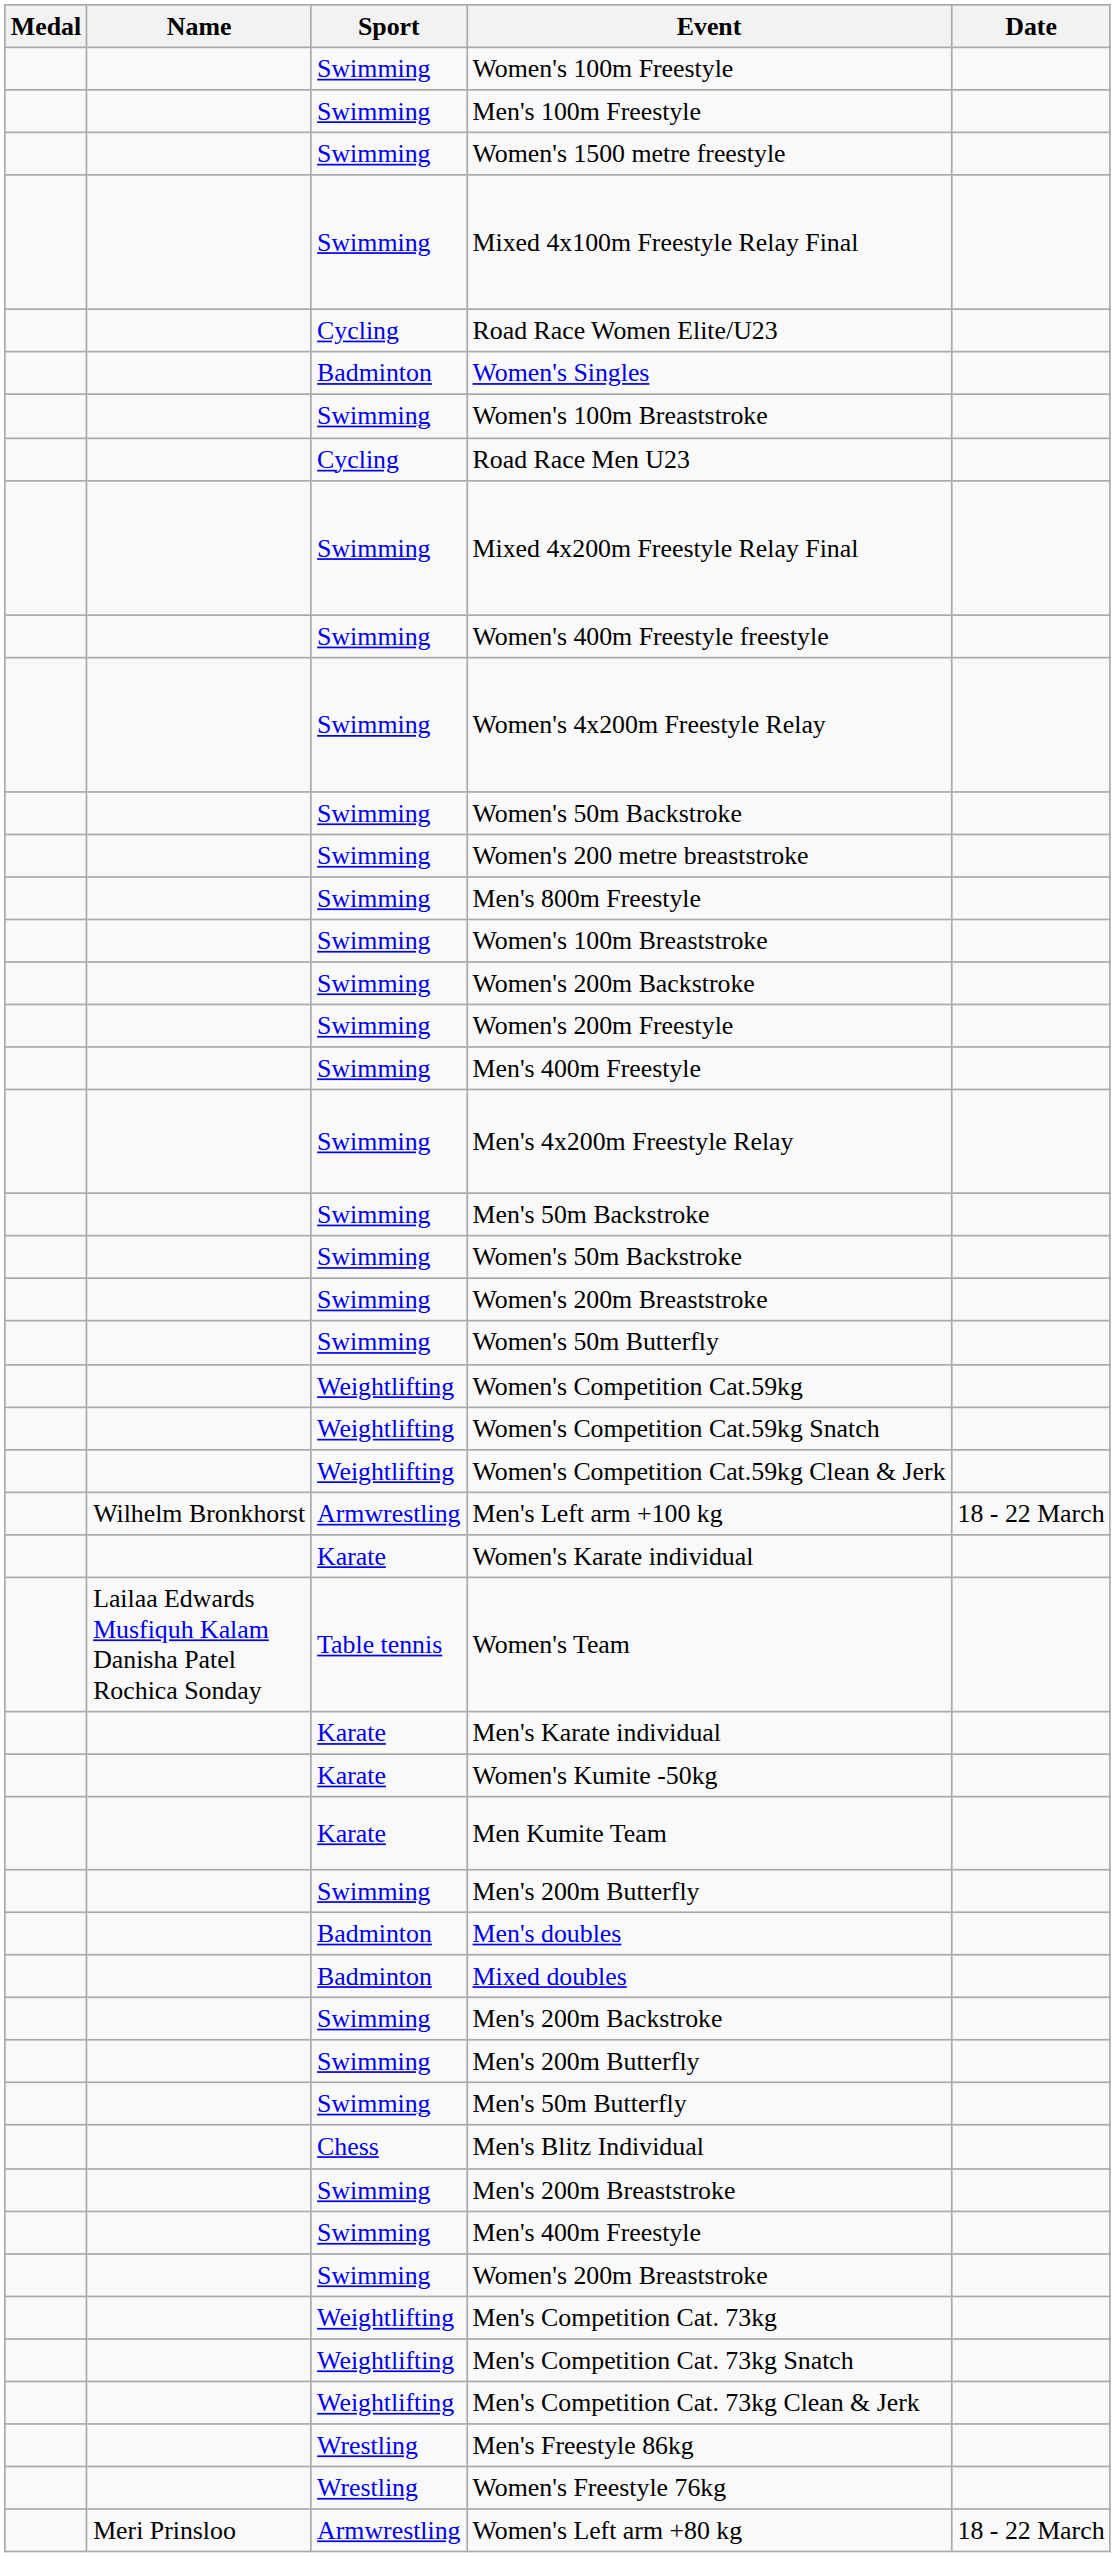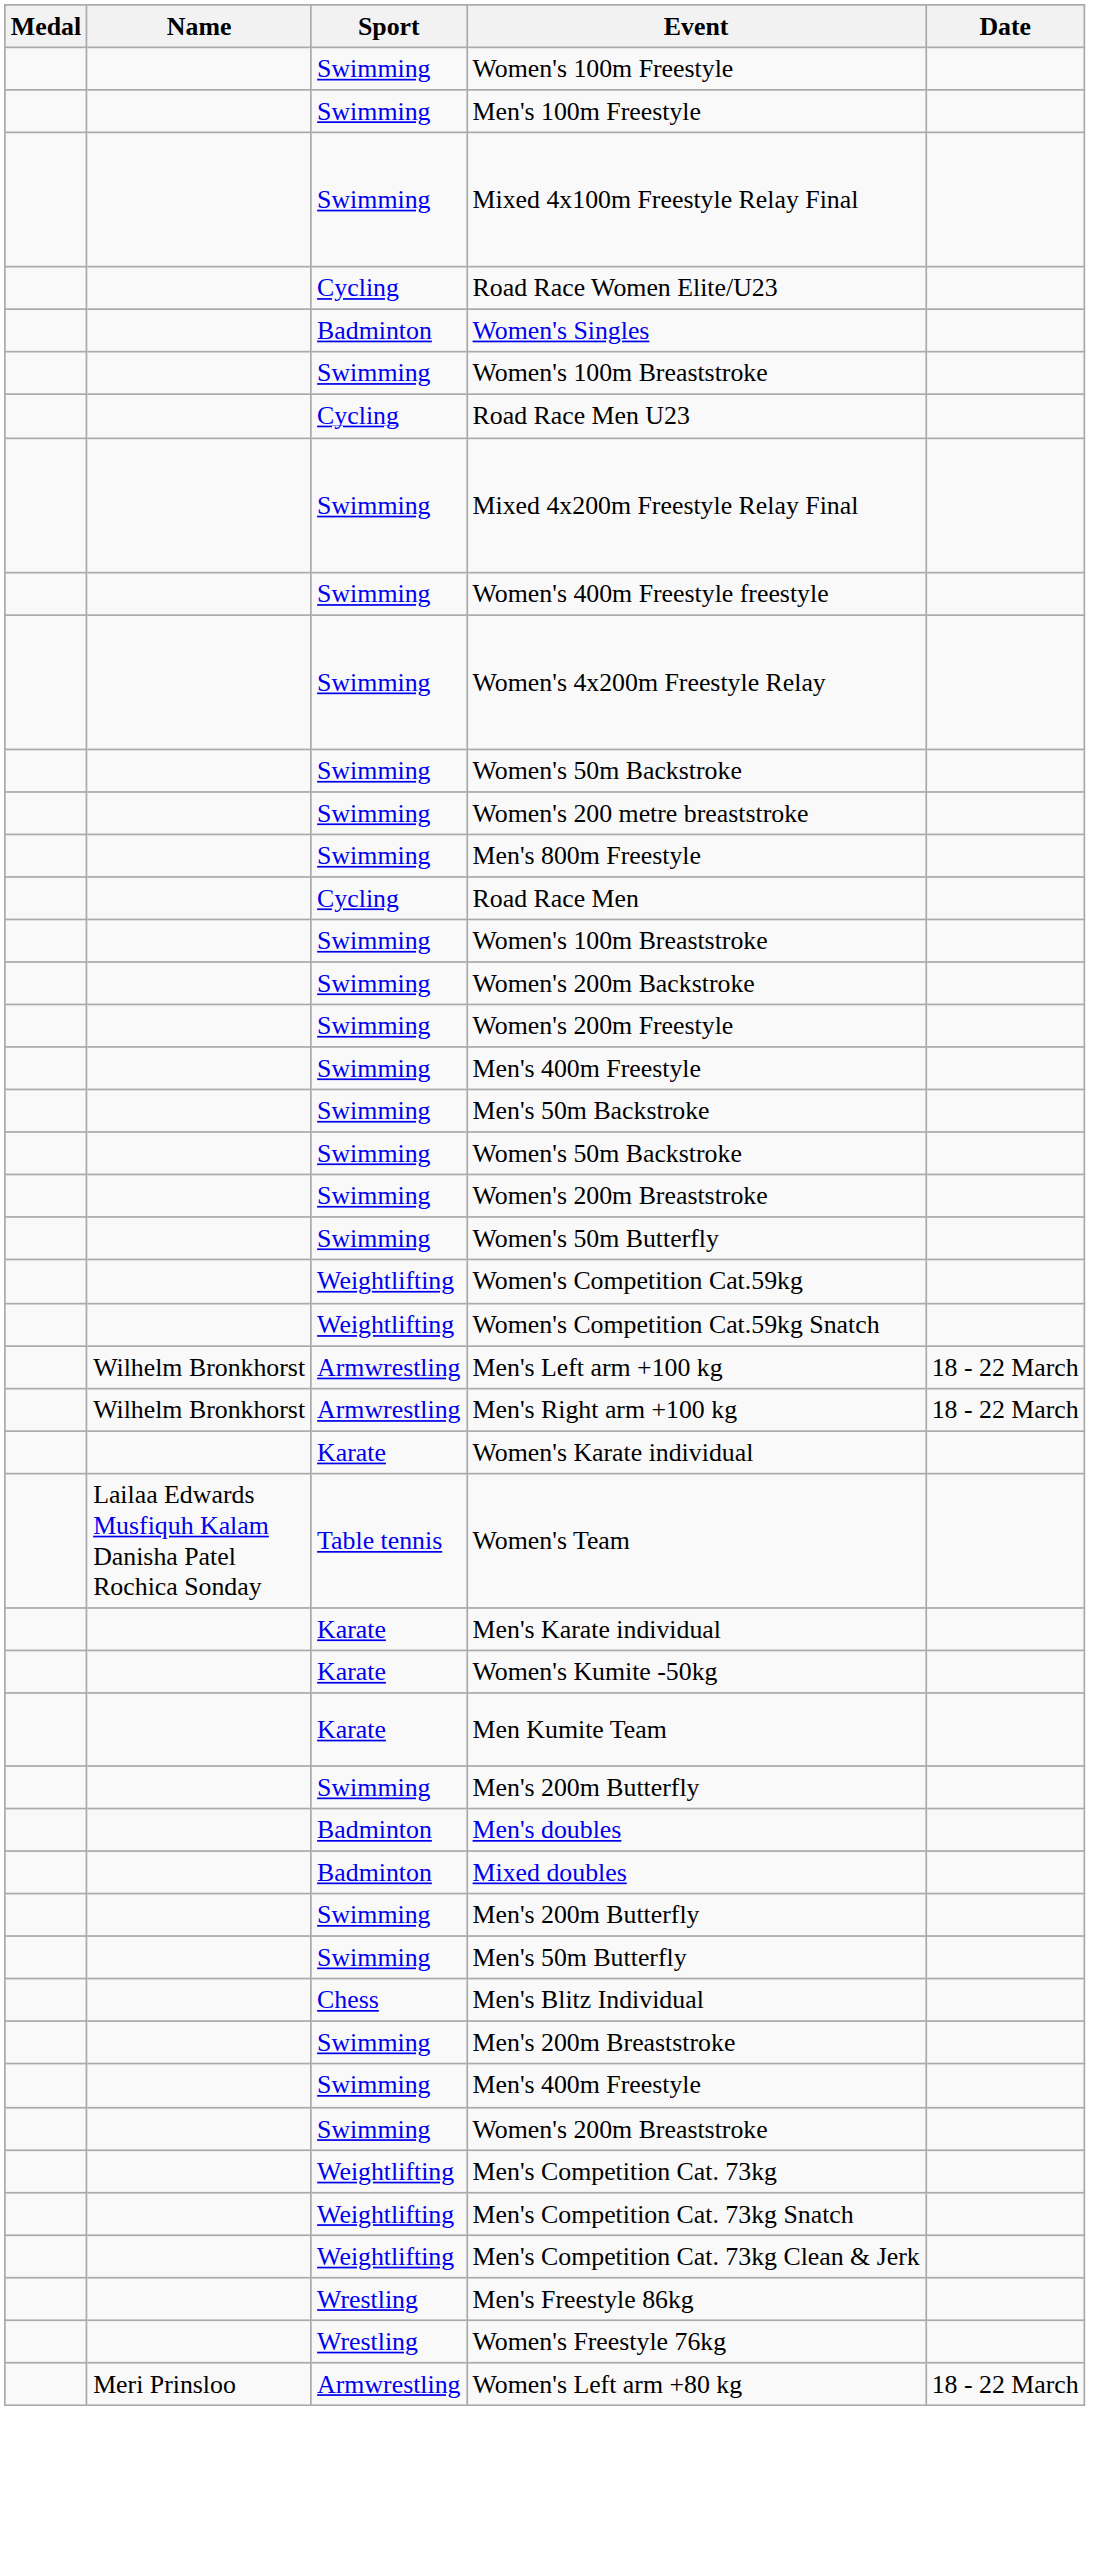- row: (374, 153)
+ row: (358, 897)
- row: (374, 1141)
- row: (386, 1470)
+ row: (389, 1409)
- row: (374, 2018)
